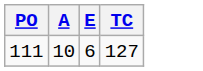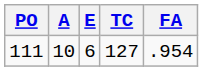+ column: (171, 20)
